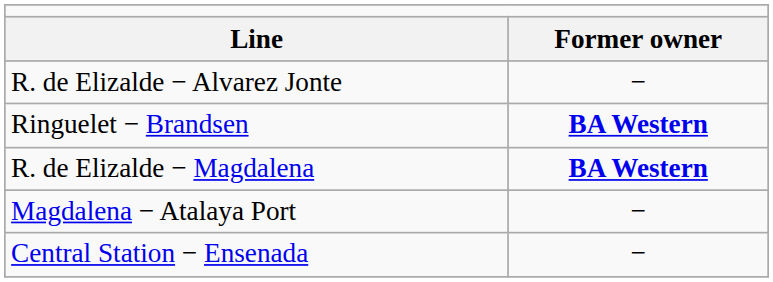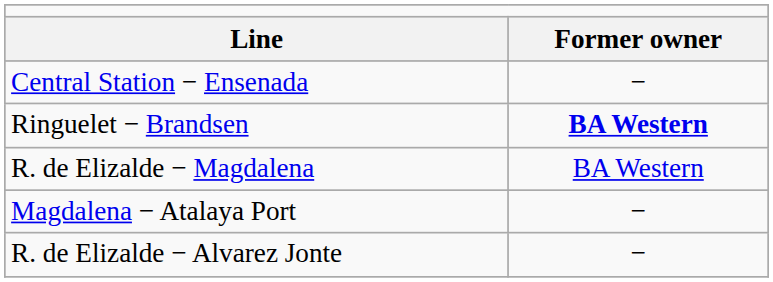rows swapped: (160, 254) <-> (177, 81)
(638, 168) bold -> (638, 168) normal
